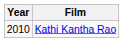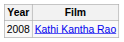(18, 29) 2010 -> (18, 29) 2008
